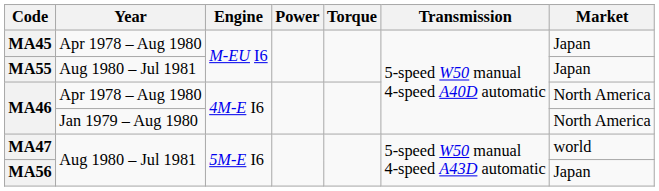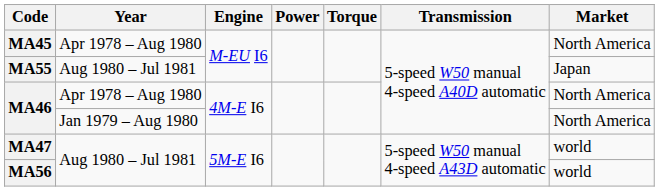(572, 43) Japan -> (602, 43) North America
(572, 172) Japan -> (572, 172) world
